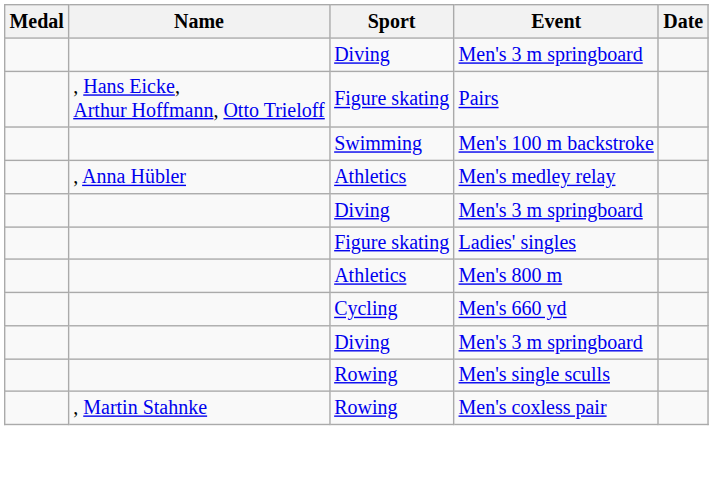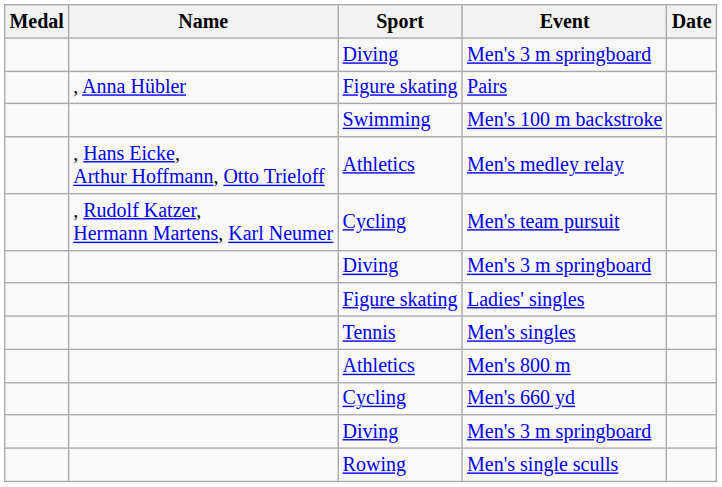(199, 99) , Hans Eicke, Arthur Hoffmann, Otto Trieloff -> (130, 87) , Anna Hübler
(130, 177) , Anna Hübler -> (199, 165) , Hans Eicke, Arthur Hoffmann, Otto Trieloff
+ row: (374, 221)
+ row: (369, 332)
- row: (366, 408)
